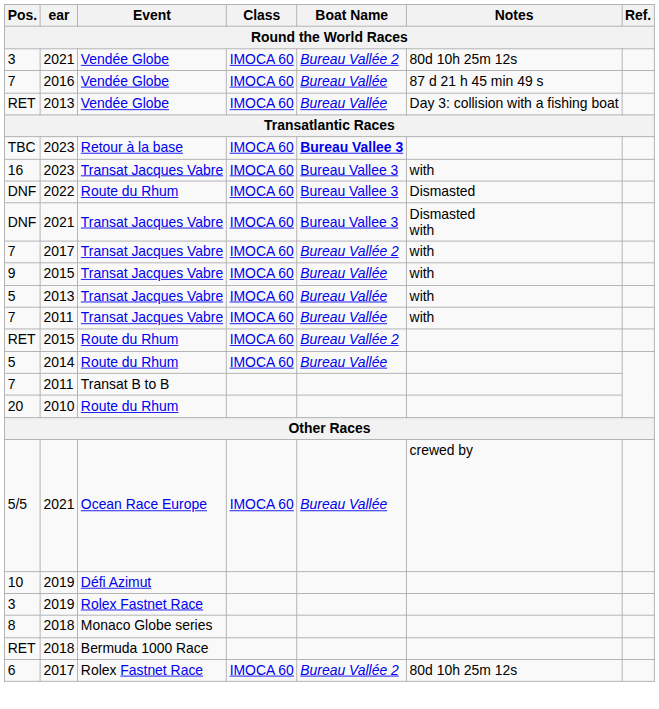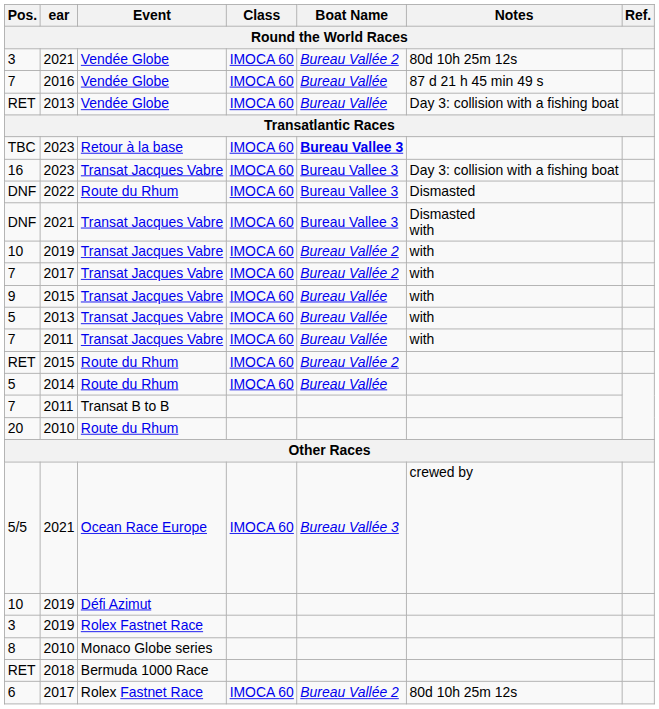(422, 170) with -> (514, 170) Day 3: collision with a fishing boat
+ row: (15, 251)
(344, 505) Bureau Vallée -> (350, 527) Bureau Vallée 3
(59, 626) 2018 -> (59, 648) 2010
